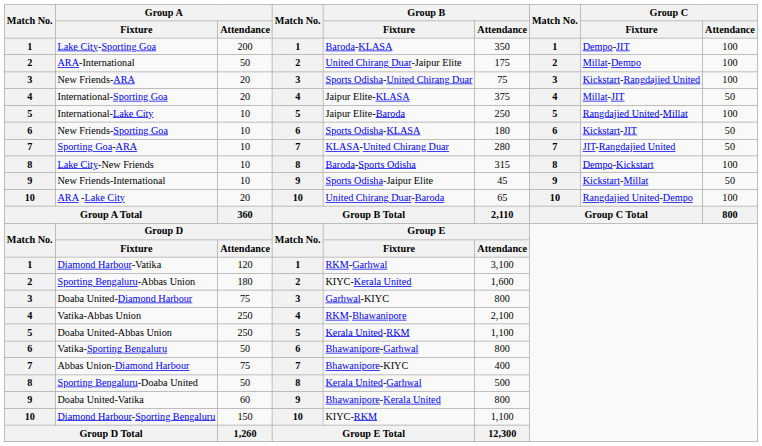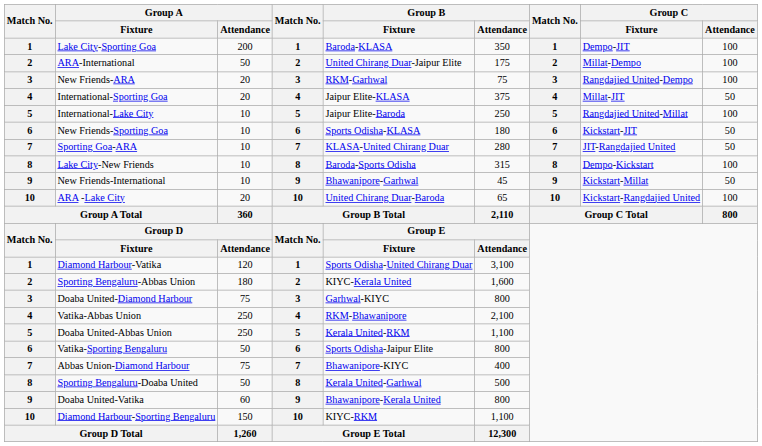(399, 79) Sports Odisha-United Chirang Duar -> (356, 79) RKM-Garhwal
(641, 79) Kickstart-Rangdajied United -> (638, 79) Rangdajied United-Dempo
(379, 180) Sports Odisha-Jaipur Elite -> (372, 180) Bhawanipore-Garhwal
(638, 197) Rangdajied United-Dempo -> (641, 197) Kickstart-Rangdajied United
(356, 264) RKM-Garhwal -> (399, 264) Sports Odisha-United Chirang Duar
(372, 349) Bhawanipore-Garhwal -> (379, 349) Sports Odisha-Jaipur Elite
